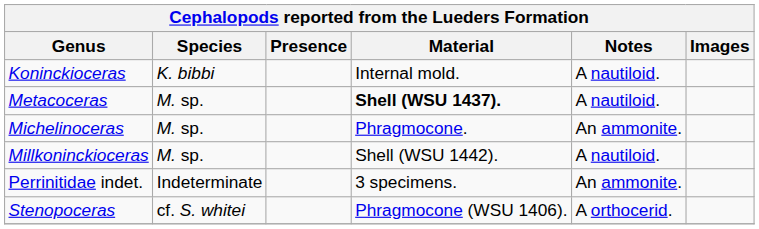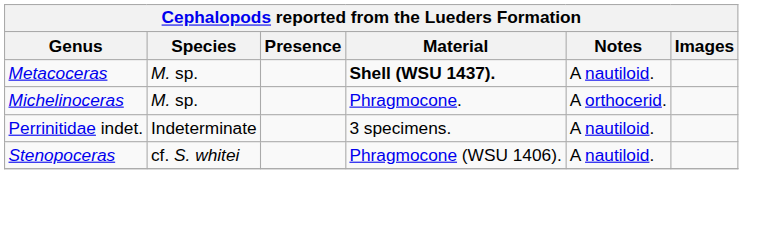- row: (67, 73)
(629, 127) An ammonite. -> (618, 100) A orthocerid.
- row: (79, 155)
(629, 182) An ammonite. -> (612, 127) A nautiloid.
(624, 210) A orthocerid. -> (612, 155) A nautiloid.
